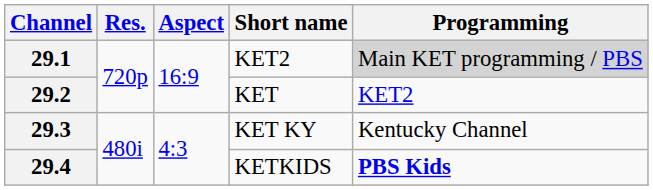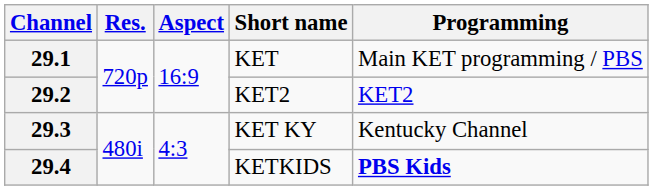(262, 58) KET2 -> (257, 58) KET
(500, 58) lightgrey background -> (500, 58) no background
(257, 94) KET -> (262, 94) KET2
